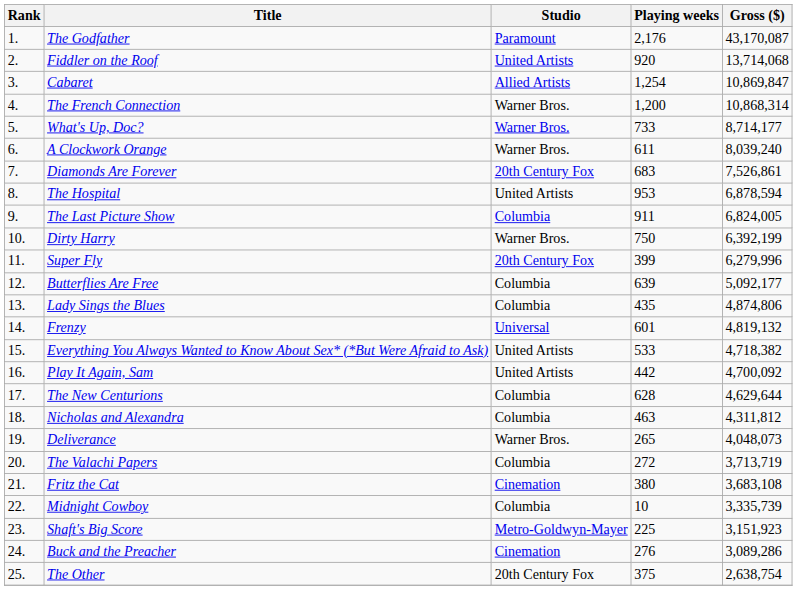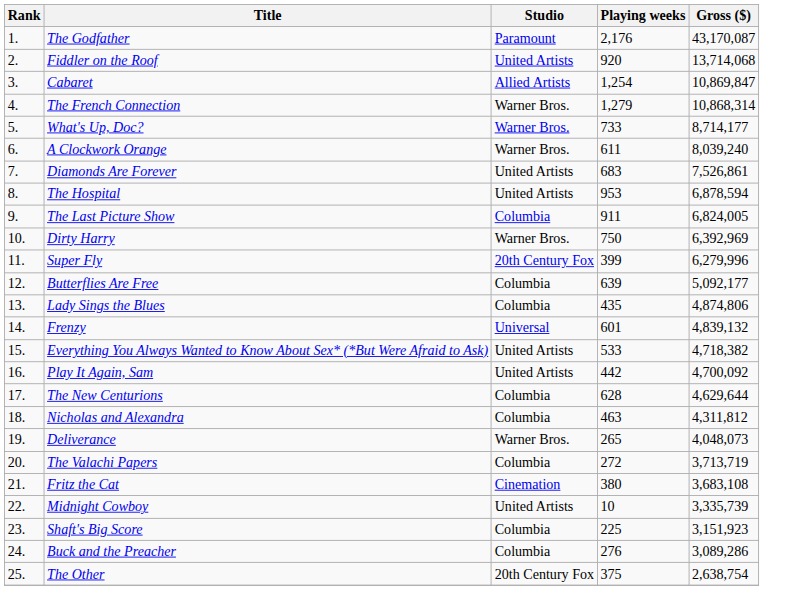(650, 104) 1,200 -> (616, 104) 1,279
(544, 171) 20th Century Fox -> (534, 171) United Artists
(754, 238) 6,392,199 -> (720, 238) 6,392,969
(754, 328) 4,819,132 -> (720, 328) 4,839,132
(522, 506) Columbia -> (534, 506) United Artists
(561, 529) Metro-Goldwyn-Mayer -> (522, 529) Columbia
(528, 551) Cinemation -> (522, 551) Columbia
